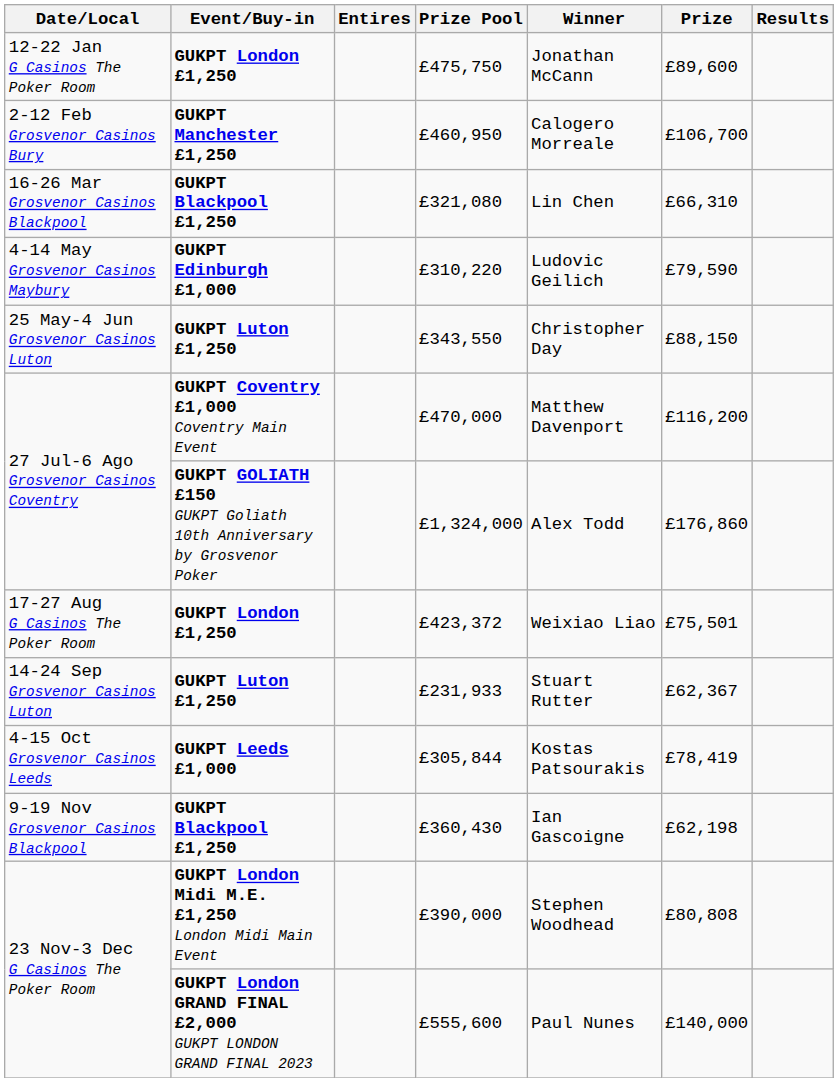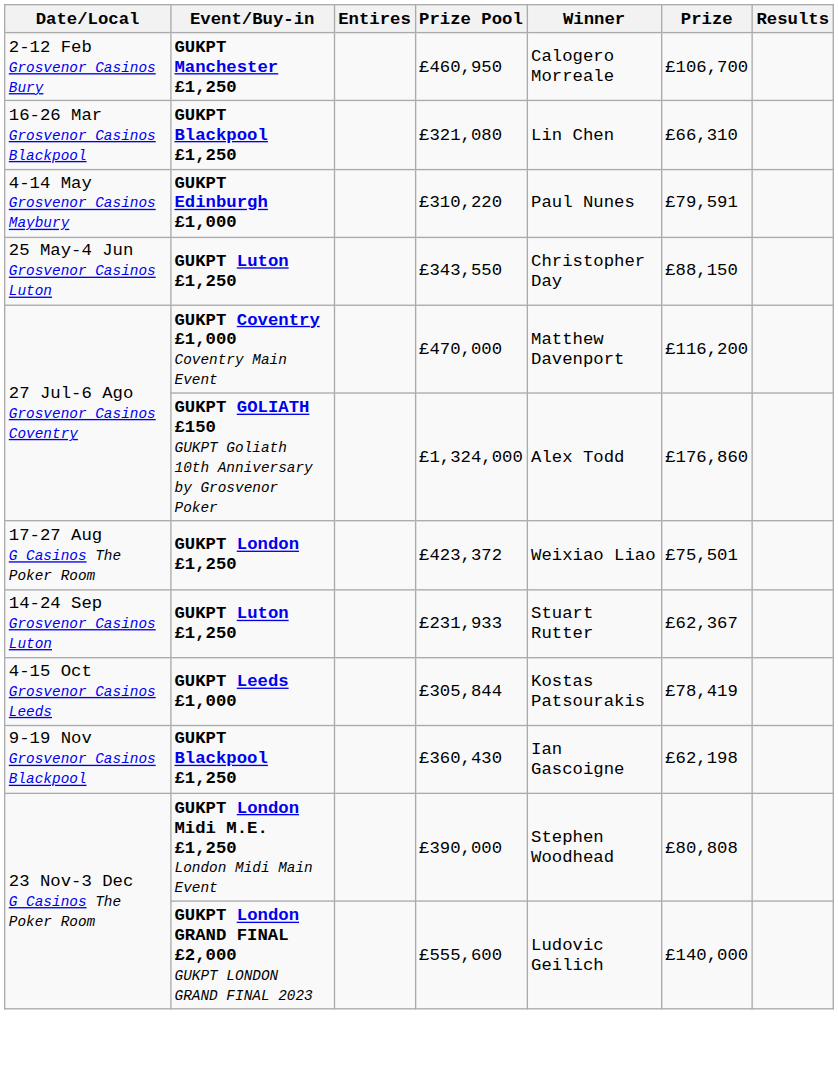- row: (461, 67)
(567, 271) Ludovic Geilich -> (583, 203) Paul Nunes
(702, 271) £79,590 -> (702, 203) £79,591
(583, 1023) Paul Nunes -> (567, 955) Ludovic Geilich
